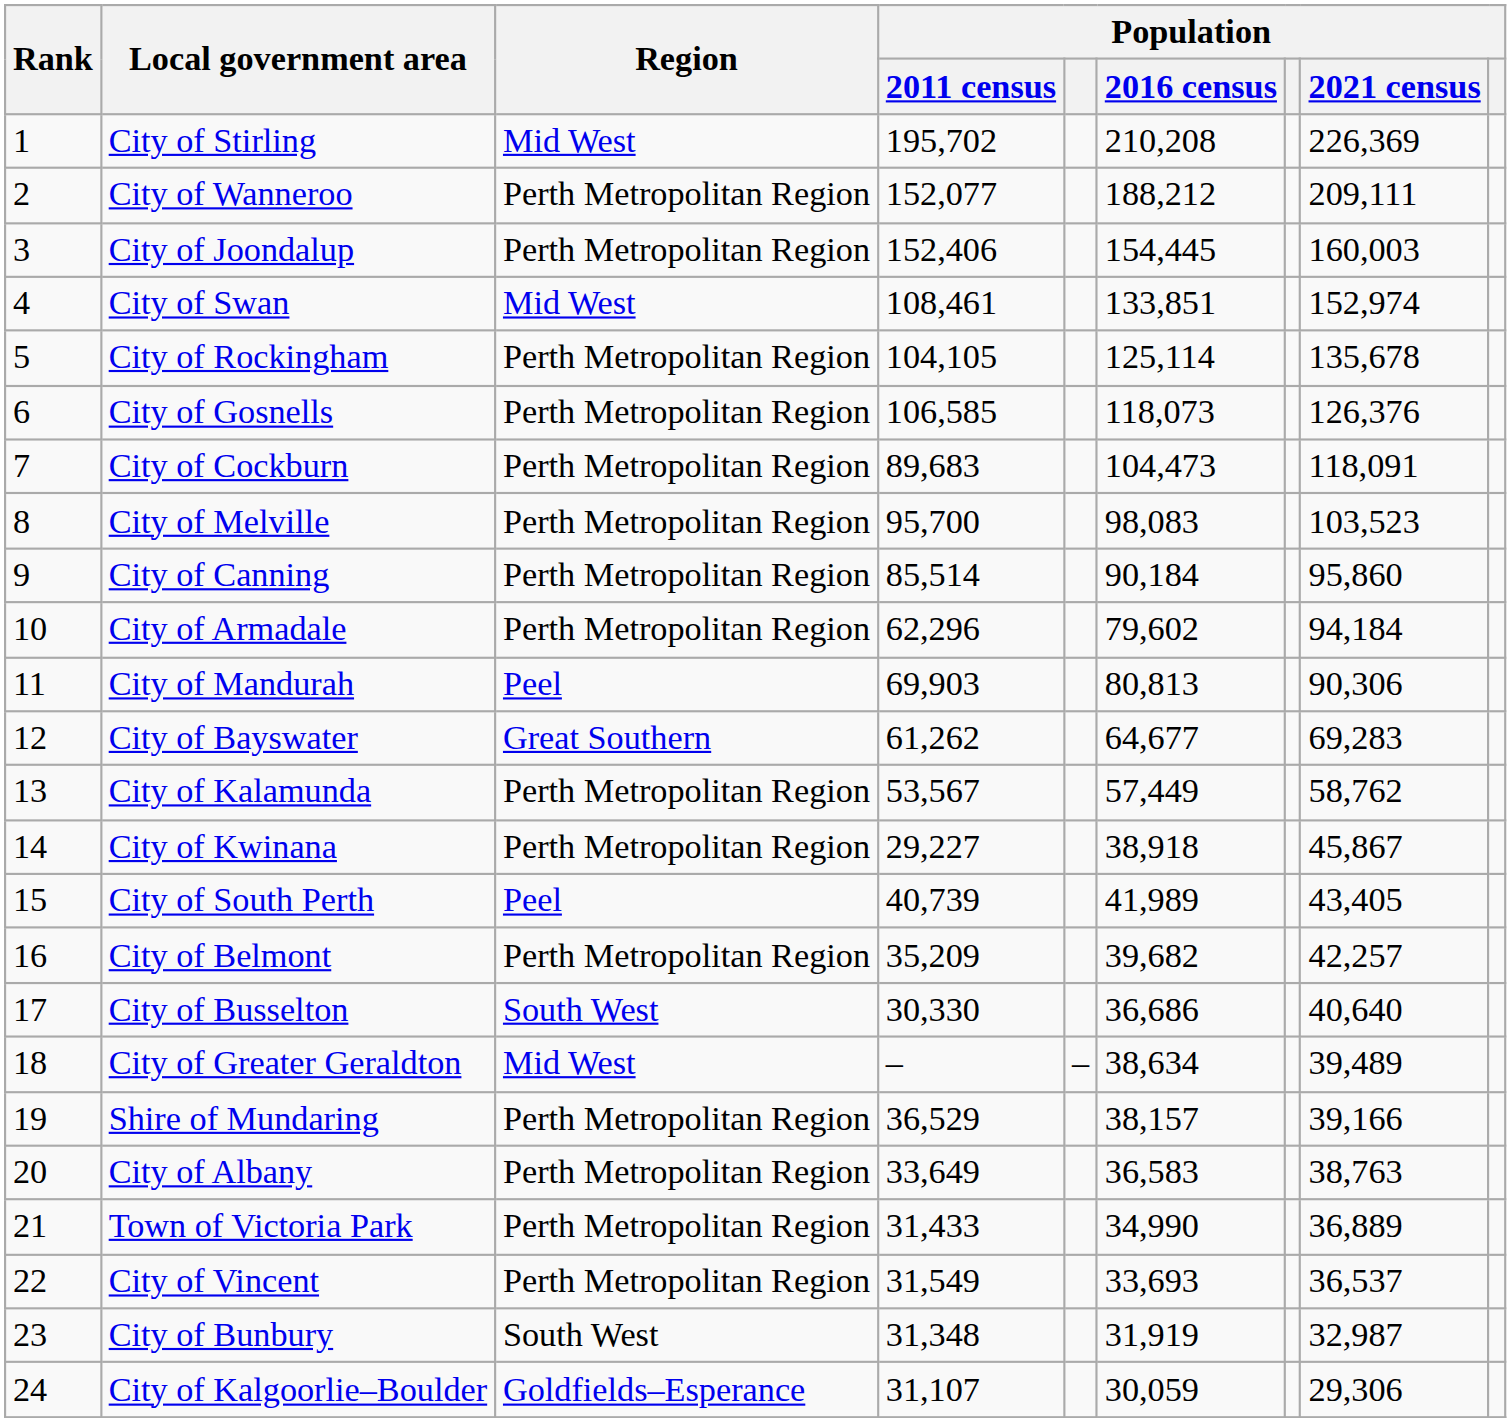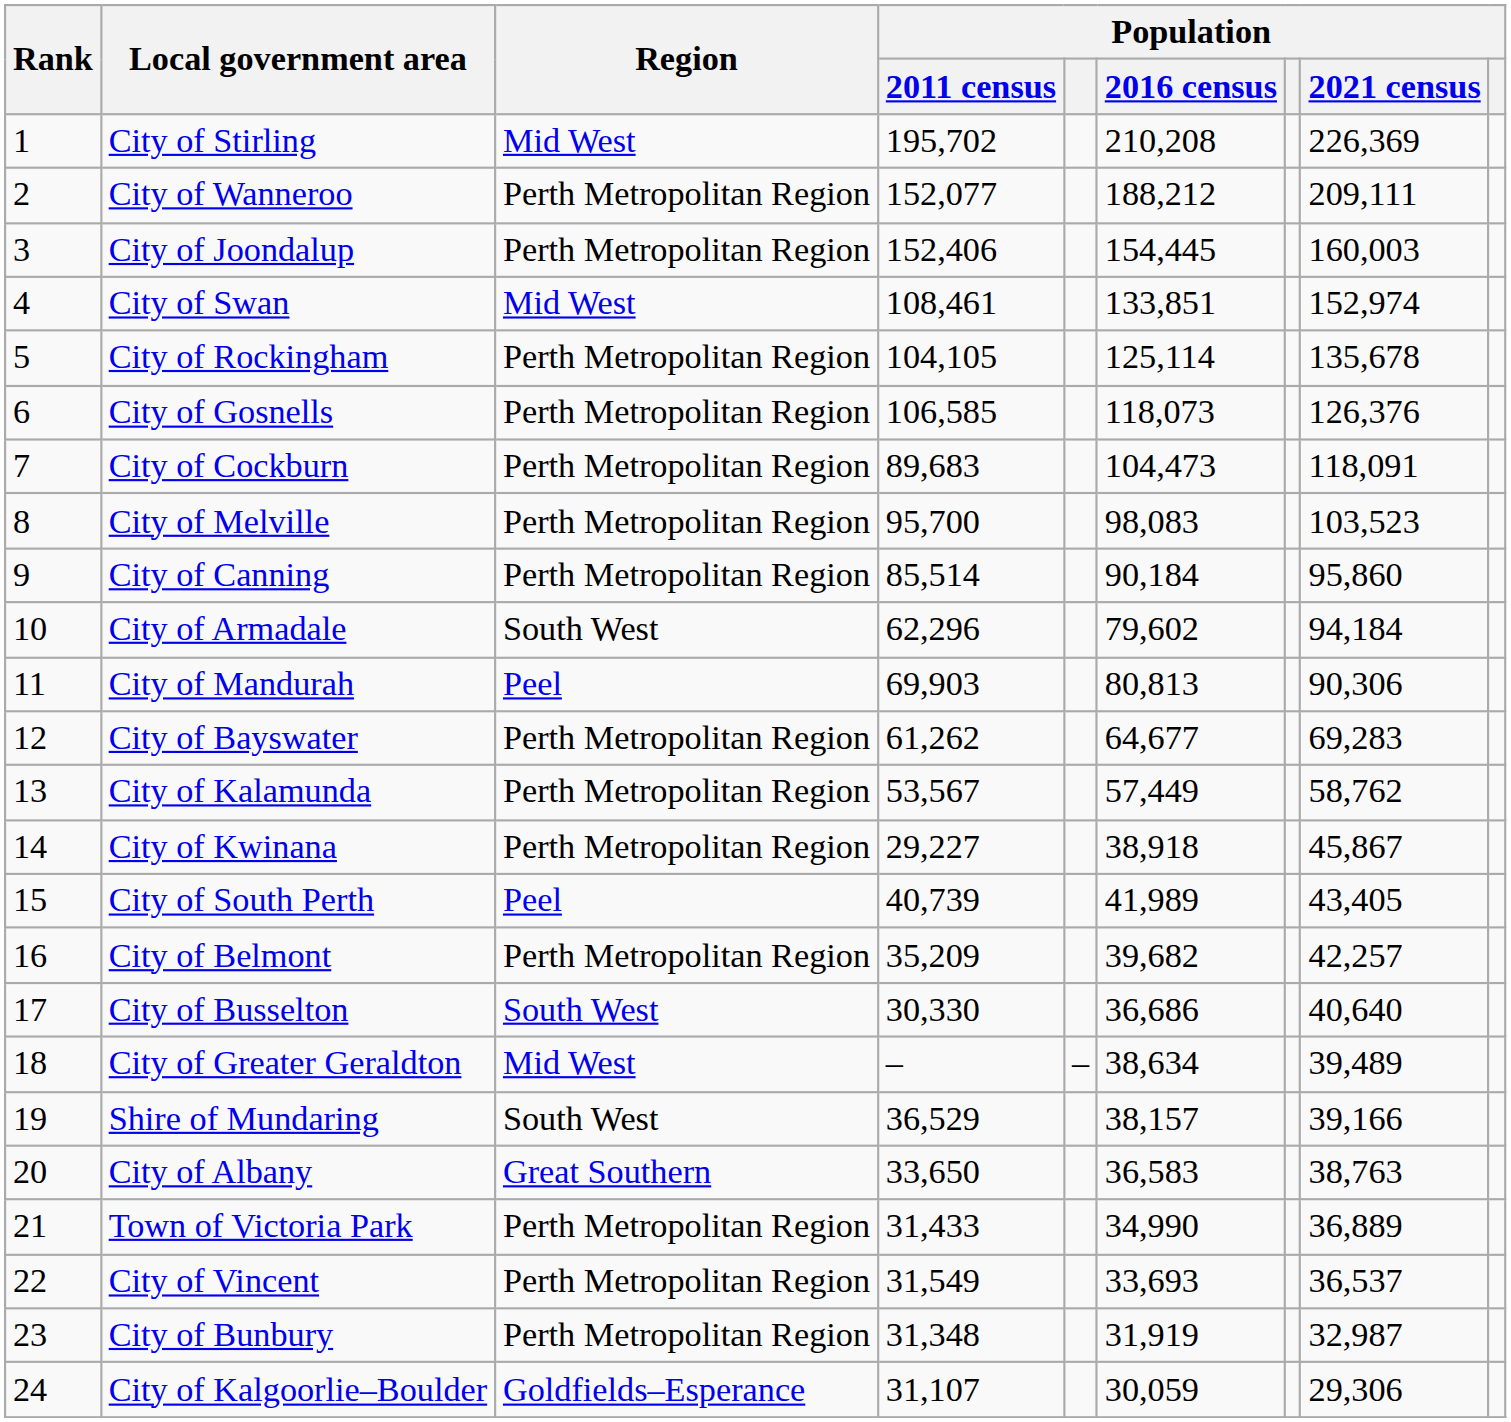(686, 628) Perth Metropolitan Region -> (581, 628) South West
(607, 737) Great Southern -> (686, 737) Perth Metropolitan Region
(686, 1117) Perth Metropolitan Region -> (581, 1117) South West
(686, 1172) Perth Metropolitan Region -> (607, 1172) Great Southern
(933, 1172) 33,649 -> (933, 1172) 33,650
(581, 1334) South West -> (686, 1334) Perth Metropolitan Region
